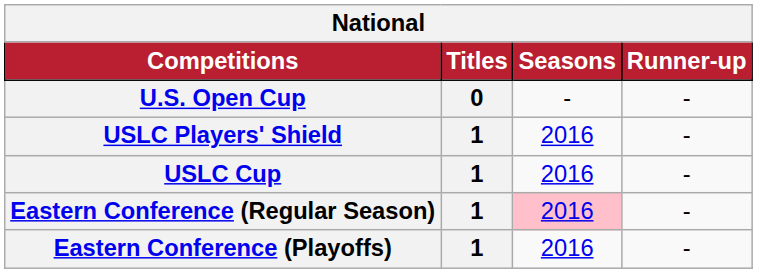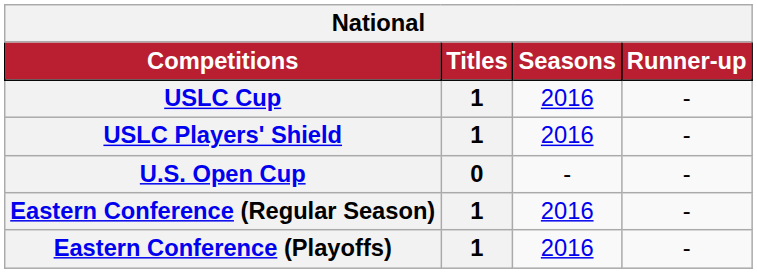rows swapped: (223, 173) <-> (223, 98)
(567, 211) pink background -> (567, 211) no background
